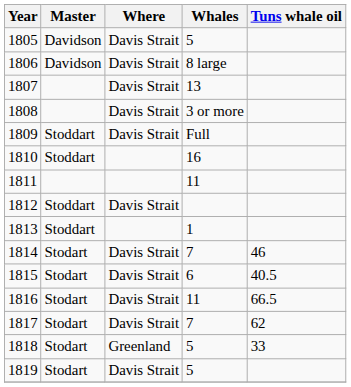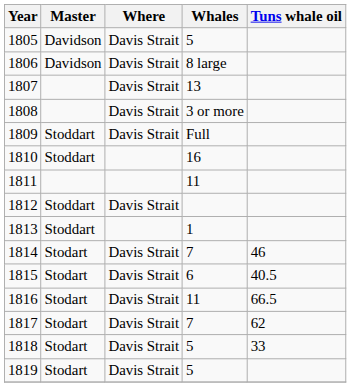(139, 346) Greenland -> (144, 346) Davis Strait
